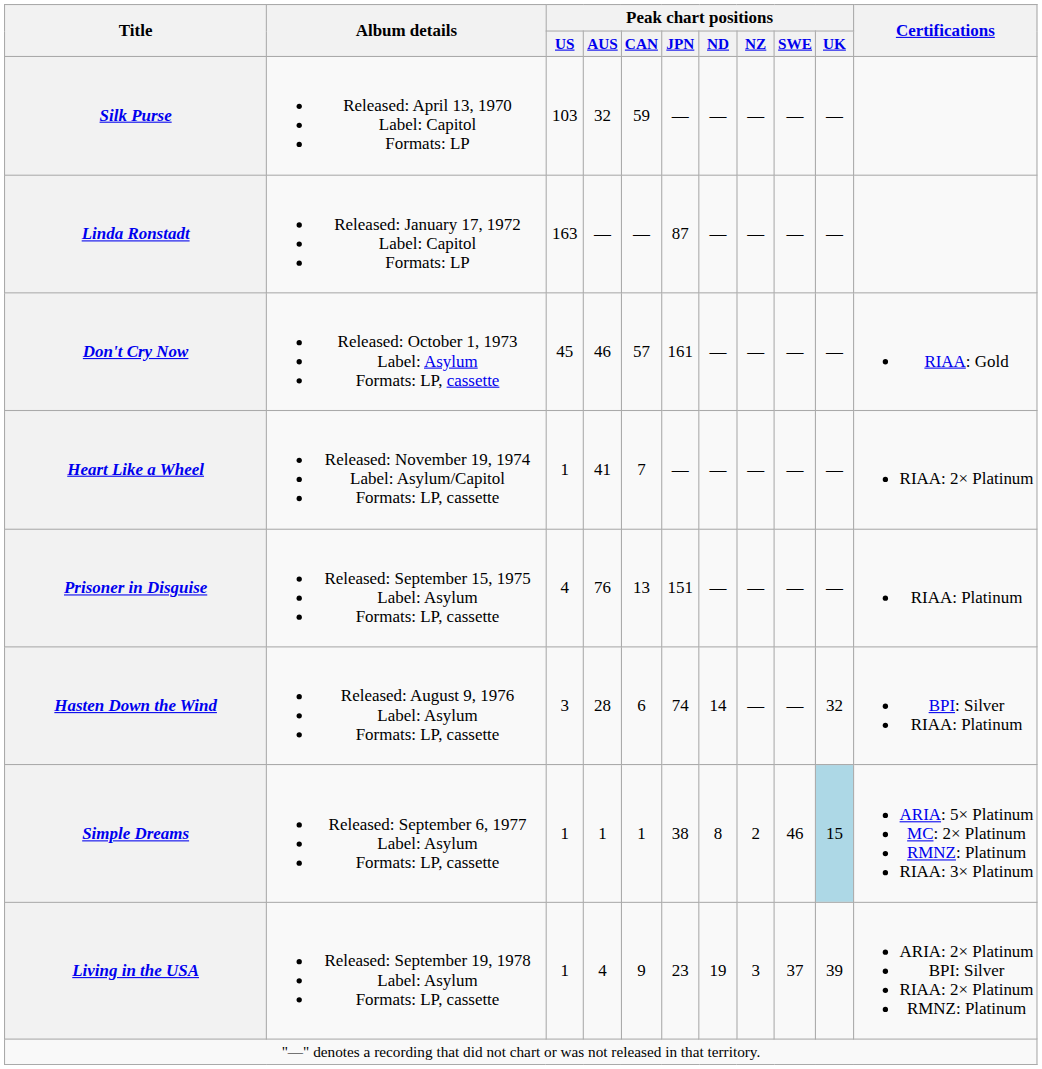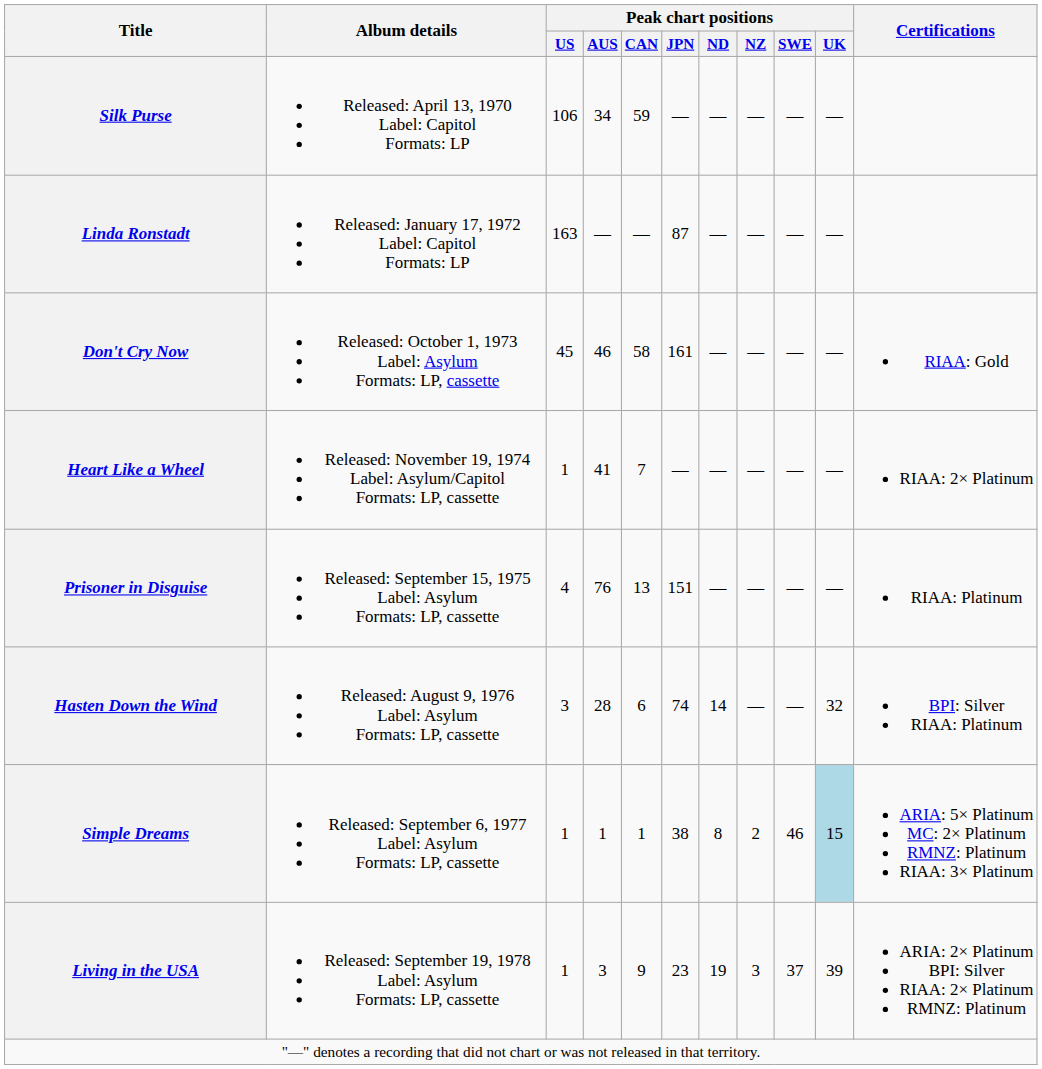(565, 115) 103 -> (565, 115) 106
(602, 115) 32 -> (602, 115) 34
(641, 351) 57 -> (641, 351) 58
(602, 970) 4 -> (602, 970) 3
